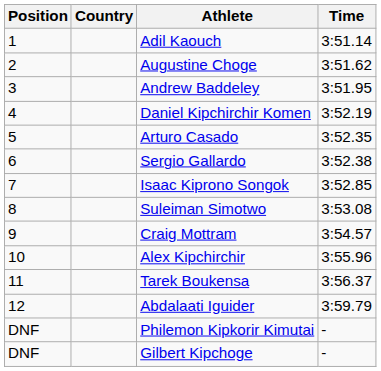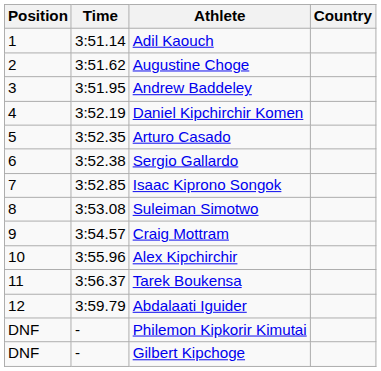columns swapped: (104, 16) <-> (347, 16)
